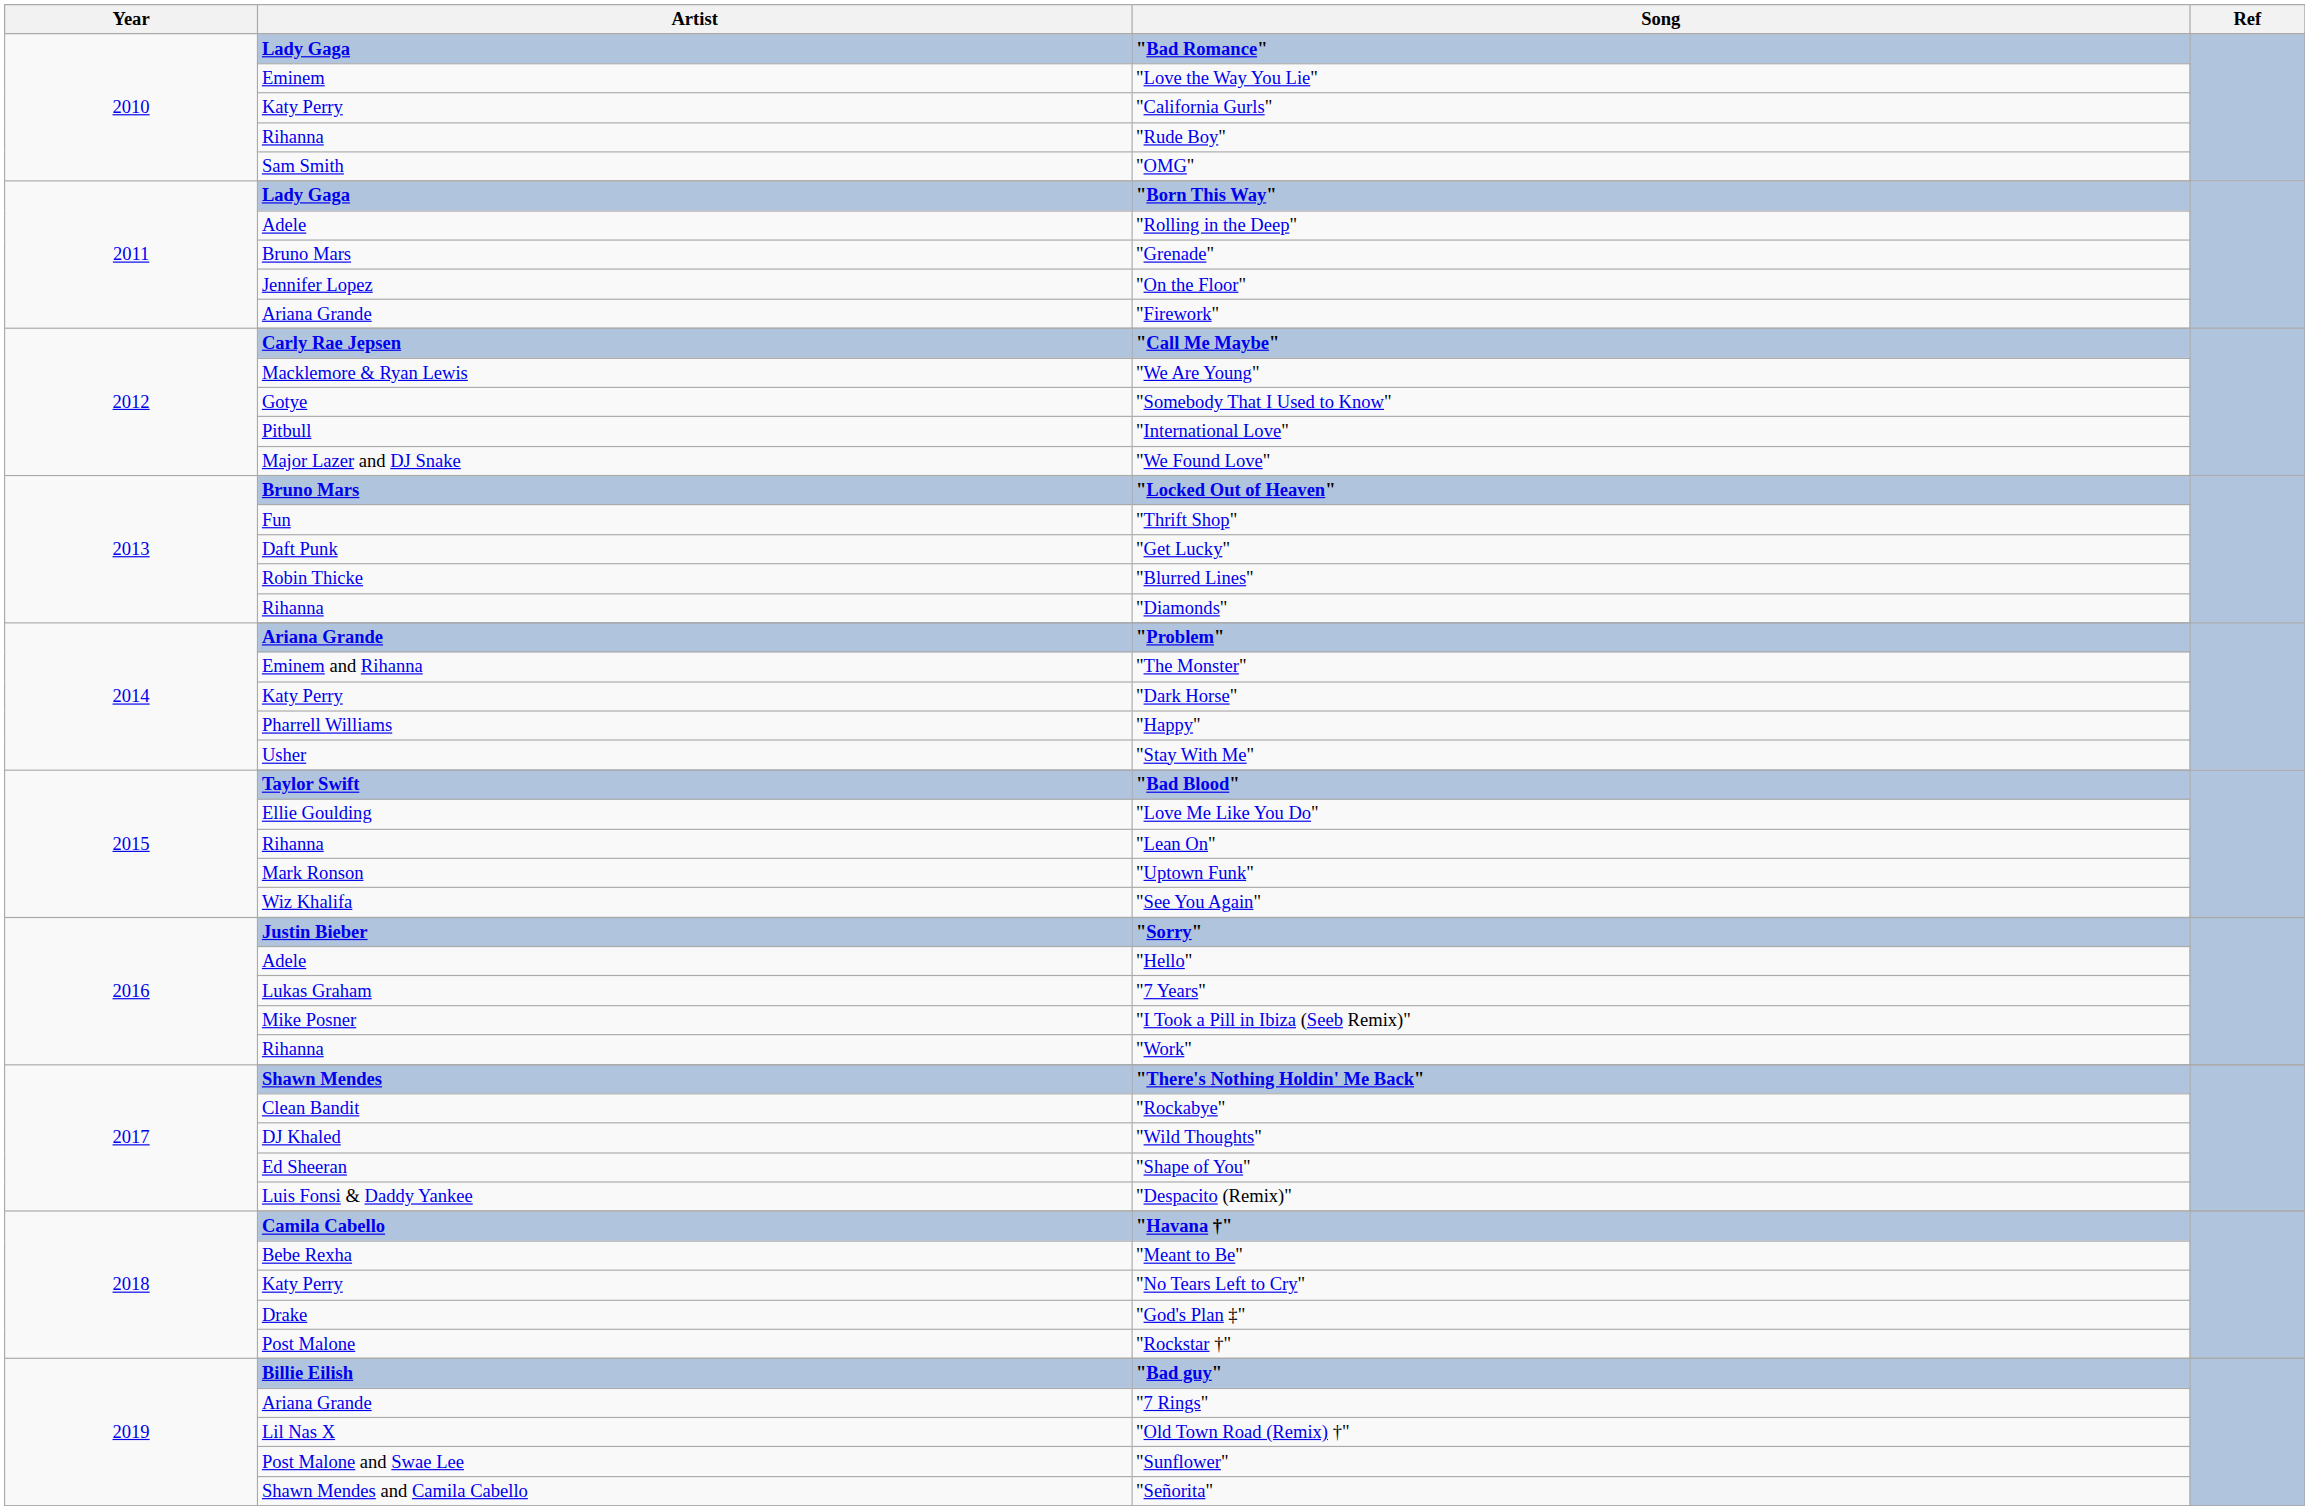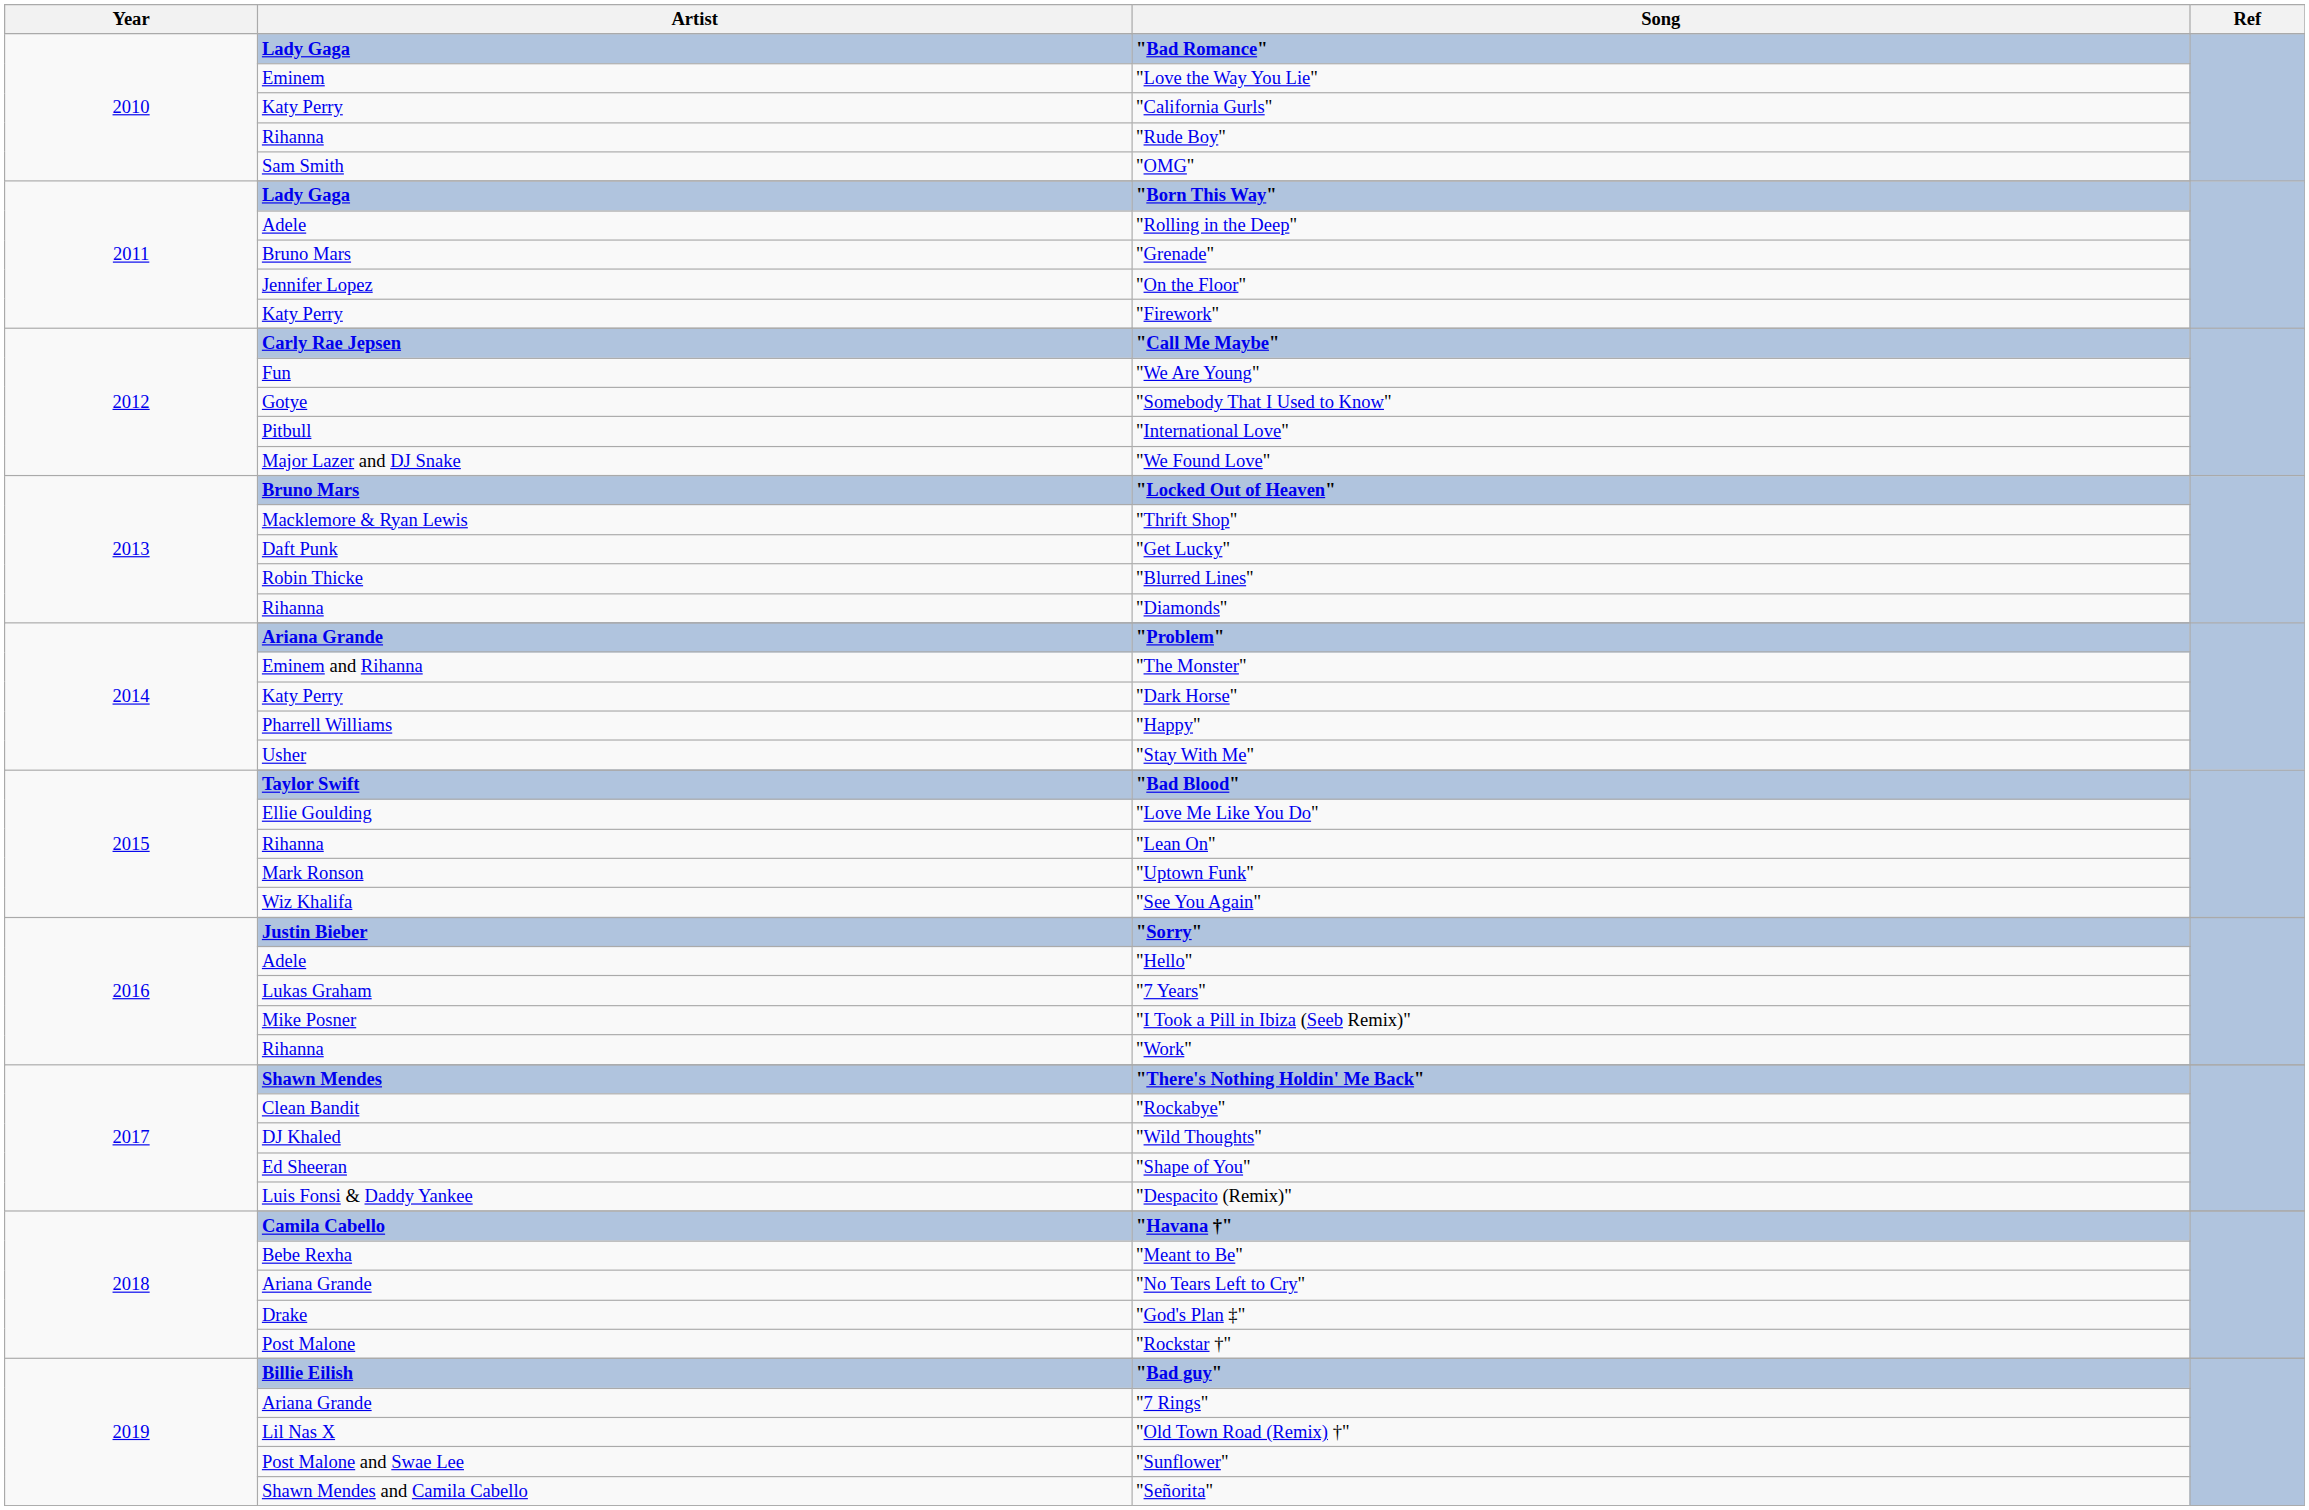(317, 313) Ariana Grande -> (302, 313) Katy Perry
(365, 372) Macklemore & Ryan Lewis -> (276, 372) Fun
(276, 519) Fun -> (365, 519) Macklemore & Ryan Lewis
(302, 1284) Katy Perry -> (317, 1284) Ariana Grande
